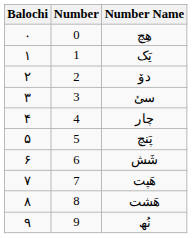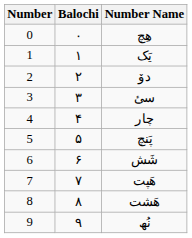columns swapped: (76, 14) <-> (28, 14)
